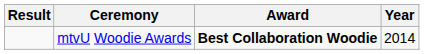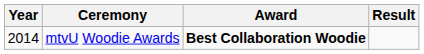columns swapped: (400, 15) <-> (29, 15)
